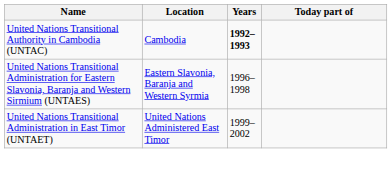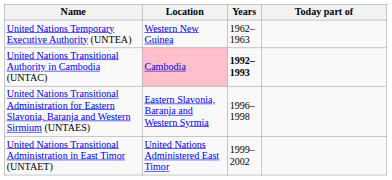+ row: (69, 34)
(165, 39) no background -> (165, 67) pink background
